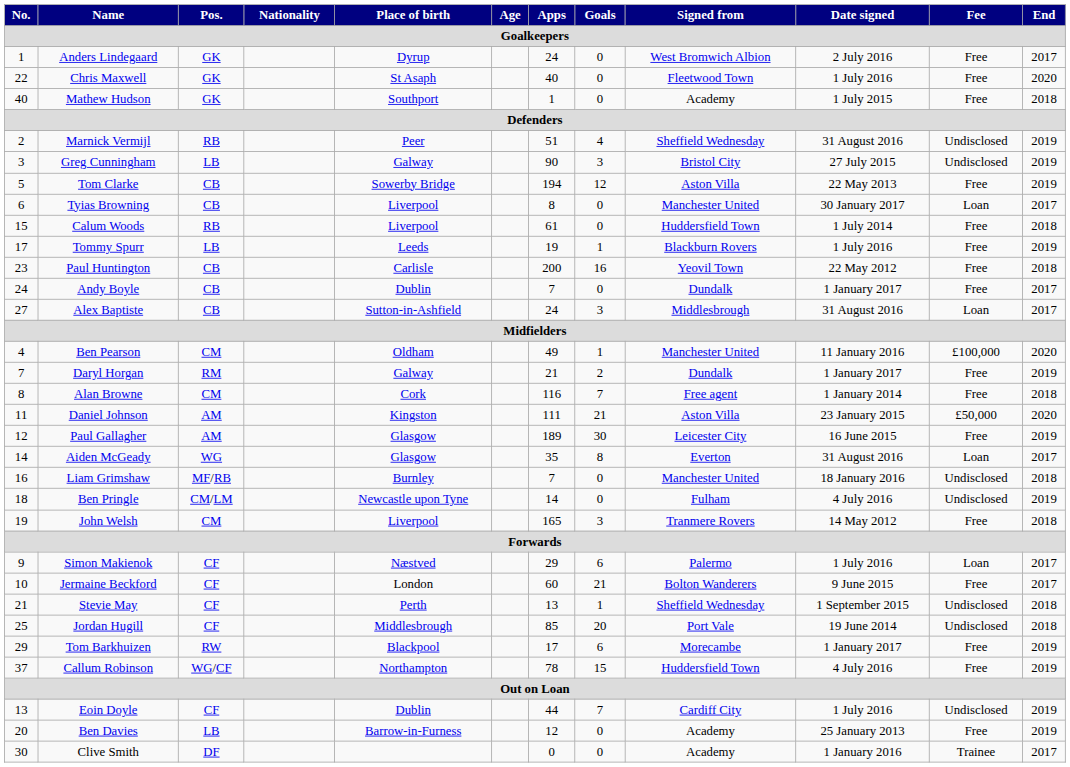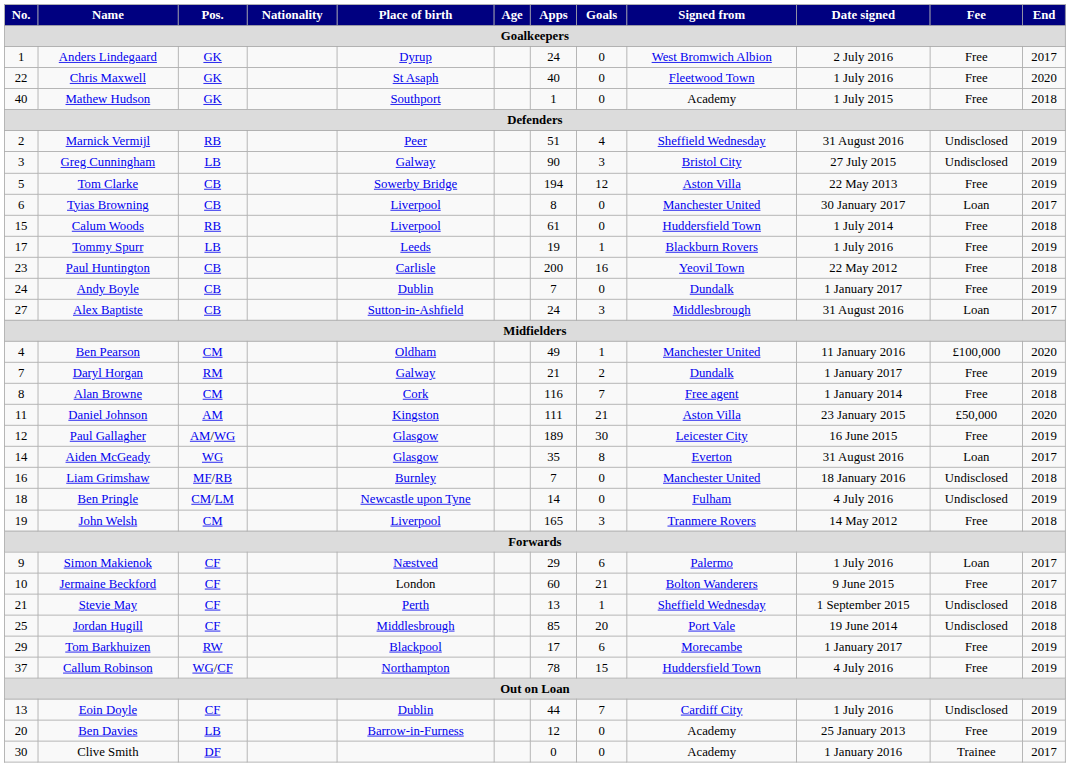(1044, 288) 2017 -> (1044, 288) 2019
(211, 436) AM -> (213, 436) AM/WG
